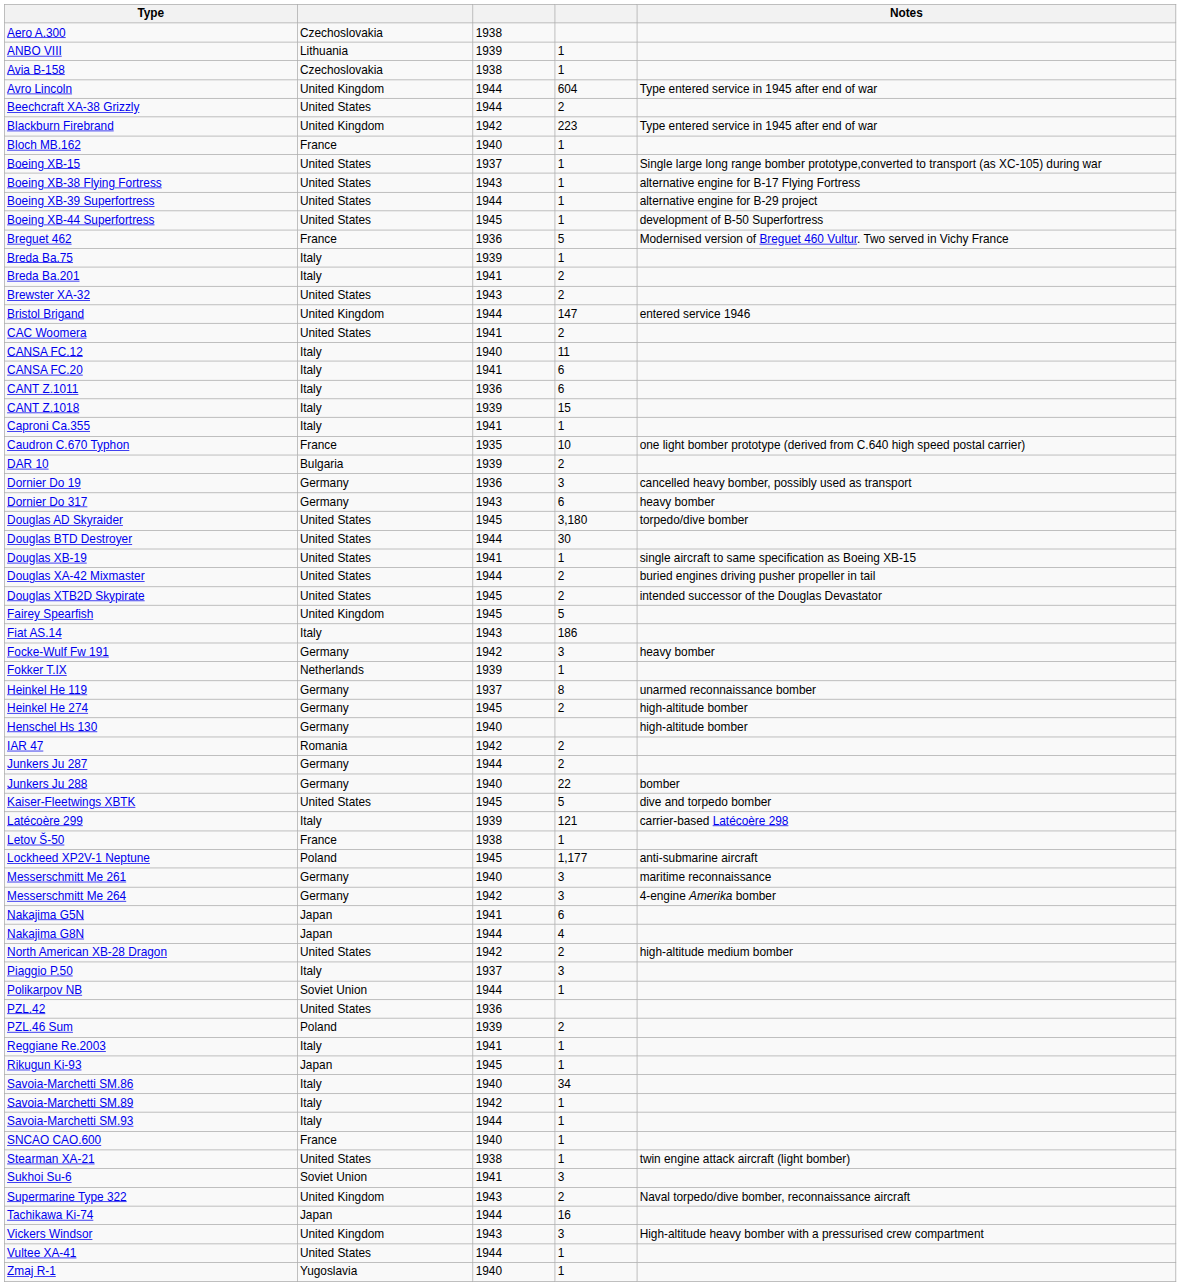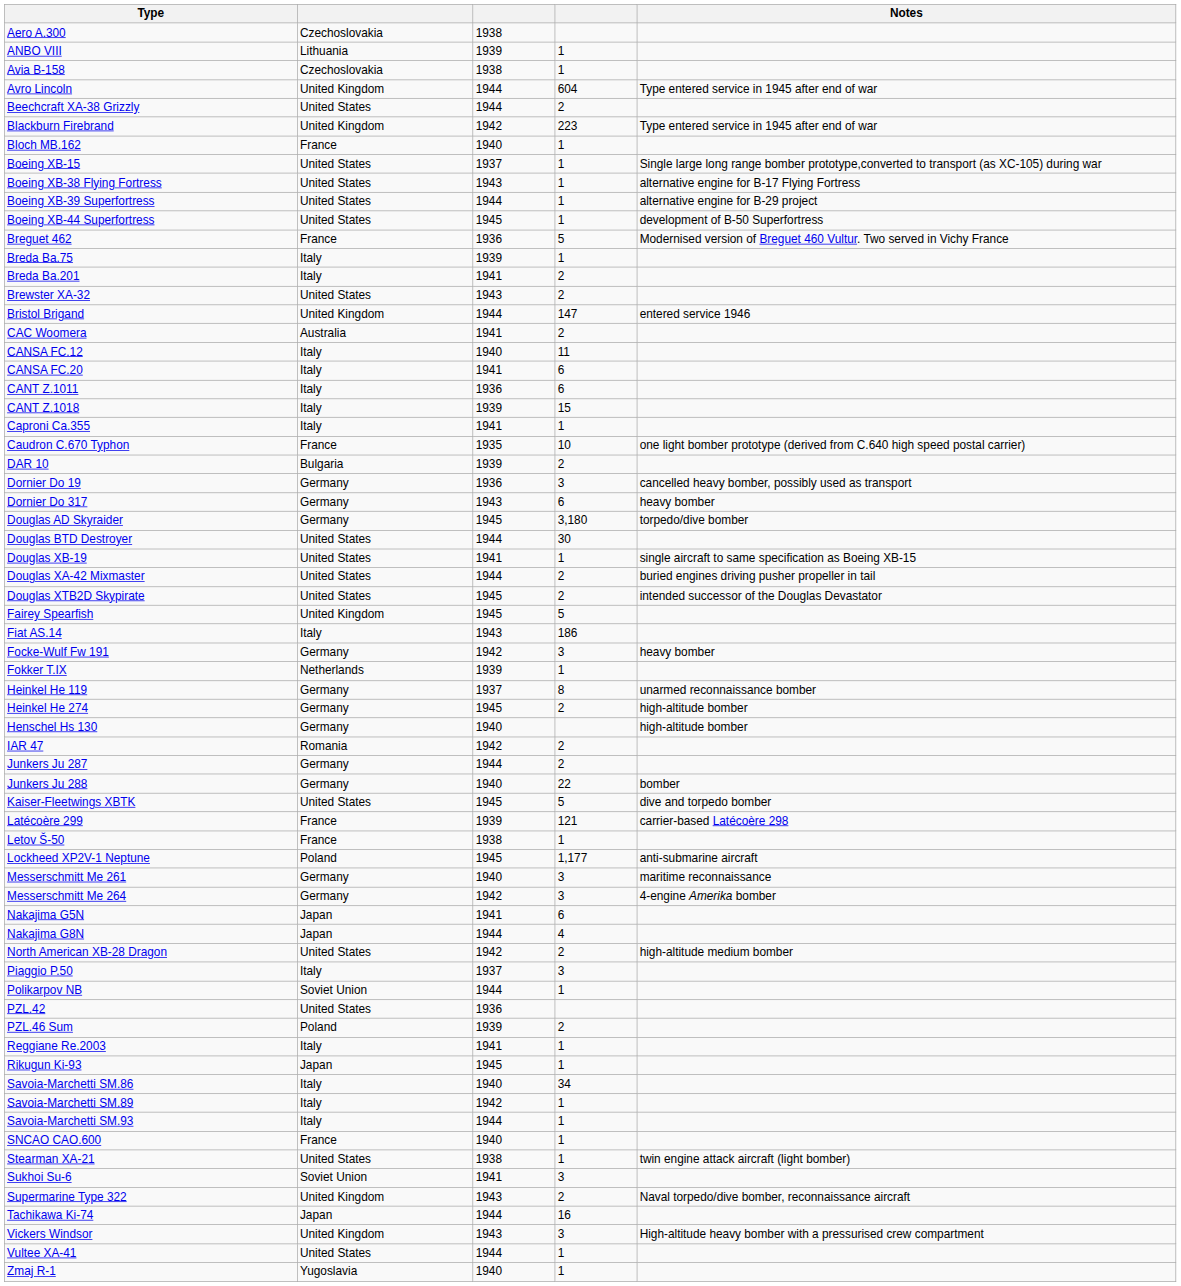(335, 333) United States -> (323, 333) Australia
(335, 520) United States -> (324, 520) Germany
(311, 821) Italy -> (318, 821) France
